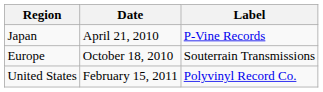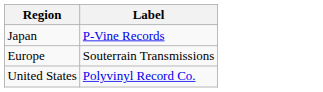- column: (130, 14)
